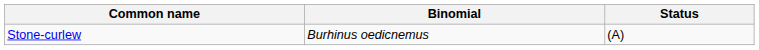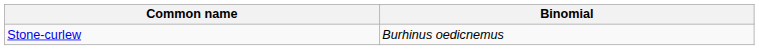- column: (679, 14)
